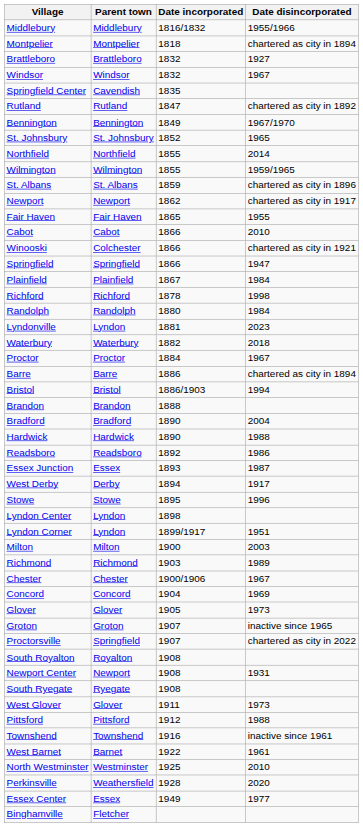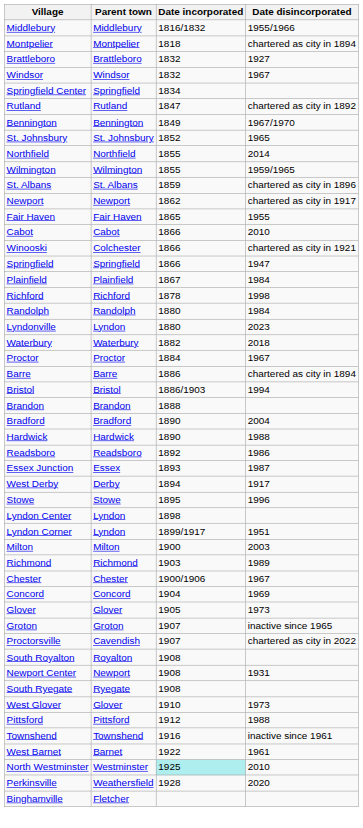(117, 91) Cavendish -> (117, 91) Springfield
(169, 91) 1835 -> (169, 91) 1834
(169, 327) 1881 -> (169, 327) 1880
(117, 641) Springfield -> (117, 641) Cavendish
(169, 704) 1911 -> (169, 704) 1910
(169, 767) no background -> (169, 767) paleturquoise background
- row: (36, 798)
